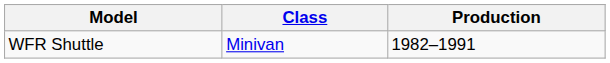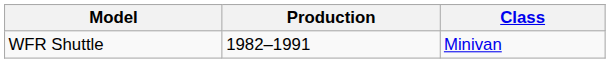columns swapped: (305, 17) <-> (496, 17)
